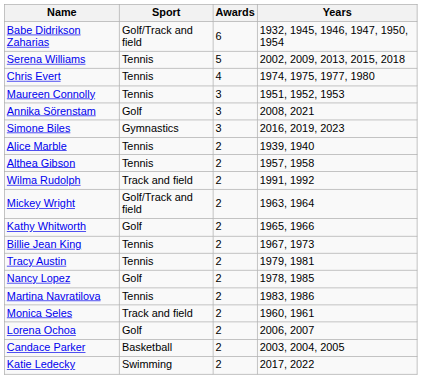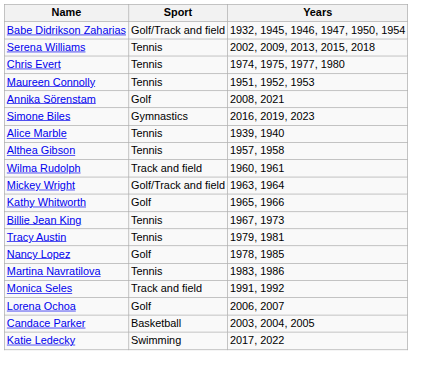- column: (235, 13)
(287, 180) 1991, 1992 -> (257, 168) 1960, 1961
(287, 313) 1960, 1961 -> (257, 289) 1991, 1992
